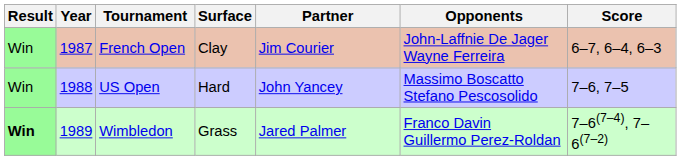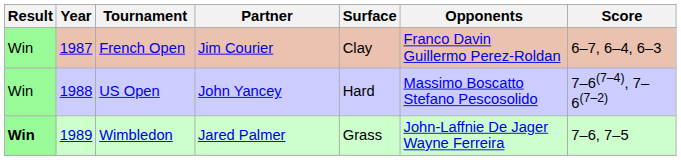columns swapped: (225, 16) <-> (328, 16)
(476, 47) John-Laffnie De Jager Wayne Ferreira -> (482, 47) Franco Davin Guillermo Perez-Roldan
(600, 87) 7–6, 7–5 -> (610, 91) 7–6(7–4), 7–6(7–2)
(482, 131) Franco Davin Guillermo Perez-Roldan -> (476, 135) John-Laffnie De Jager Wayne Ferreira
(610, 131) 7–6(7–4), 7–6(7–2) -> (600, 135) 7–6, 7–5
